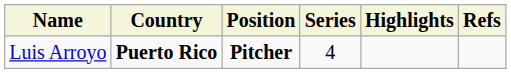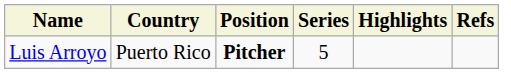(166, 52) bold -> (163, 52) normal
(330, 52) 4 -> (324, 52) 5
